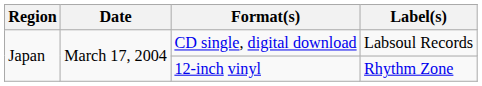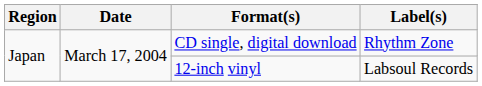(419, 42) Labsoul Records -> (409, 42) Rhythm Zone
(409, 68) Rhythm Zone -> (419, 68) Labsoul Records
